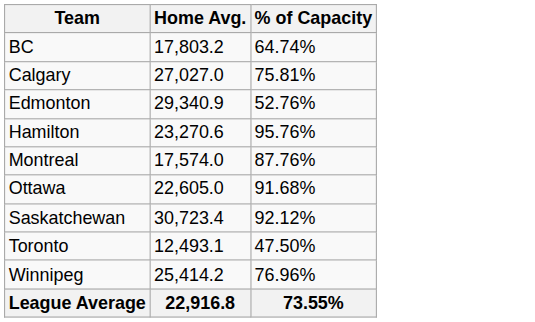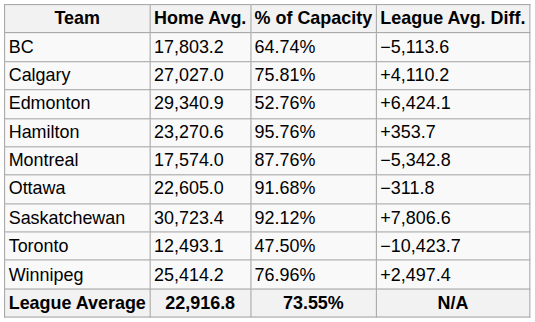+ column: (453, 18)
